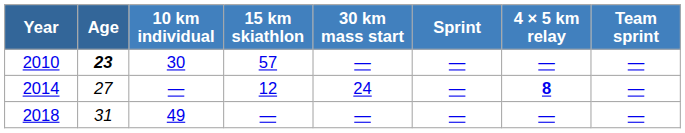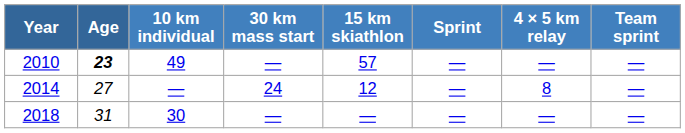columns swapped: (268, 27) <-> (363, 27)
(176, 63) 30 -> (176, 63) 49
(547, 89) bold -> (547, 89) normal
(176, 115) 49 -> (176, 115) 30
